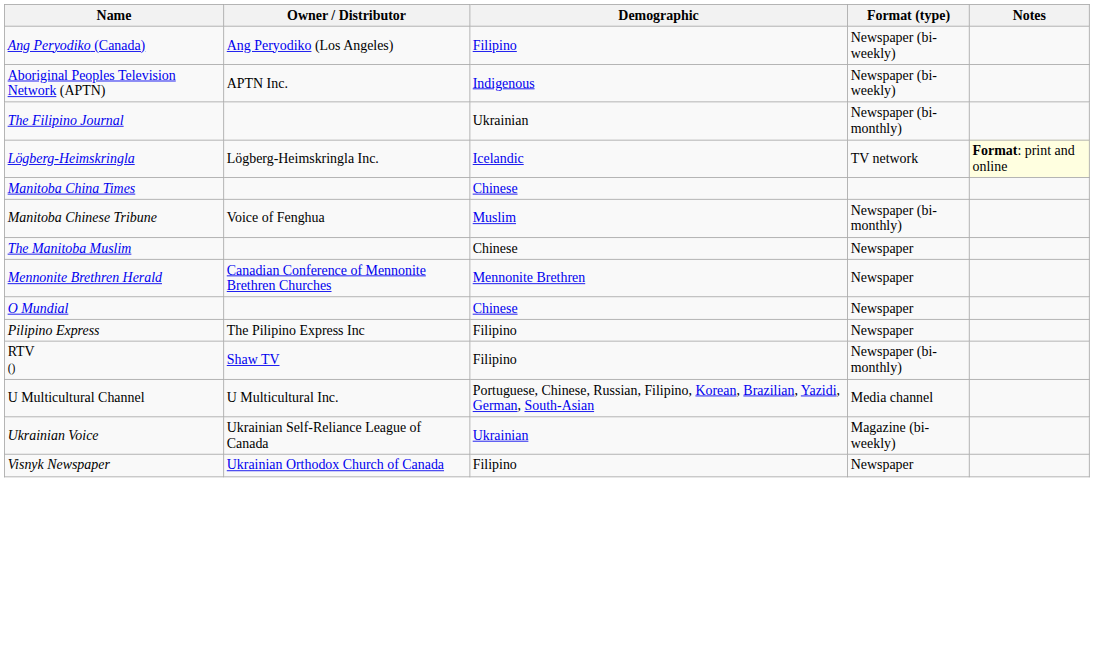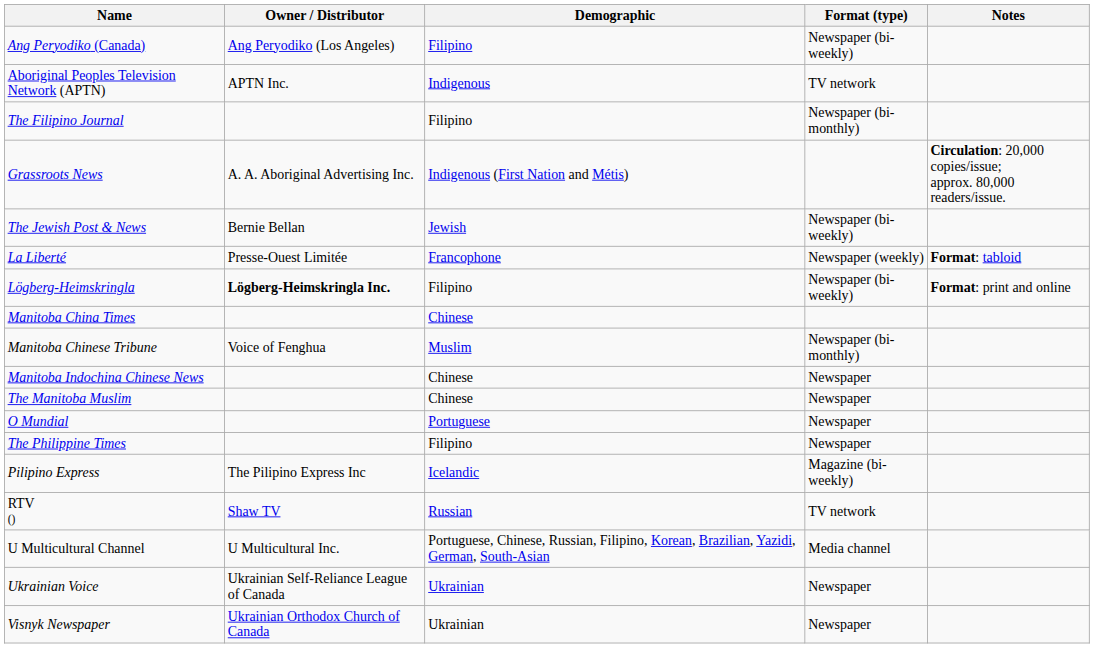(894, 83) Newspaper (bi-weekly) -> (842, 83) TV network
(501, 120) Ukrainian -> (450, 120) Filipino
+ row: (55, 174)
+ row: (77, 227)
+ row: (37, 257)
(303, 158) normal -> (309, 287) bold
(498, 158) Icelandic -> (450, 287) Filipino
(884, 158) TV network -> (851, 287) Newspaper (bi-weekly)
(1024, 158) lightyellow background -> (1001, 287) no background
+ row: (106, 377)
- row: (85, 278)
(495, 308) Chinese -> (459, 421) Portuguese
+ row: (67, 443)
(495, 330) Filipino -> (454, 473) Icelandic
(882, 330) Newspaper -> (848, 473) Magazine (bi-weekly)
(495, 360) Filipino -> (450, 511) Russian
(894, 360) Newspaper (bi-monthly) -> (842, 511) TV network
(890, 435) Magazine (bi-weekly) -> (840, 586) Newspaper
(495, 465) Filipino -> (456, 624) Ukrainian
